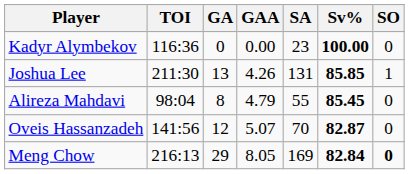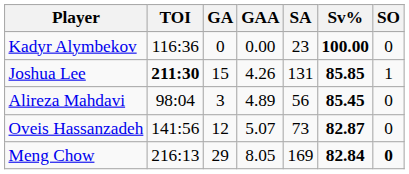(175, 73) normal -> (175, 73) bold
(220, 73) 13 -> (220, 73) 15
(220, 100) 8 -> (220, 100) 3
(260, 100) 4.79 -> (260, 100) 4.89
(301, 100) 55 -> (301, 100) 56
(301, 127) 70 -> (301, 127) 73
